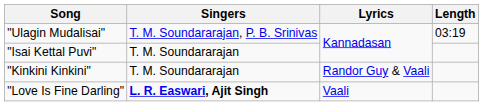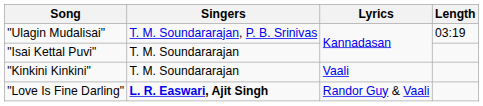(376, 71) Randor Guy & Vaali -> (336, 71) Vaali
(336, 91) Vaali -> (376, 91) Randor Guy & Vaali
